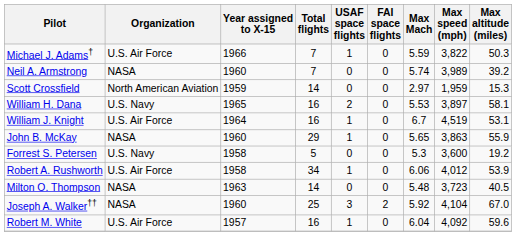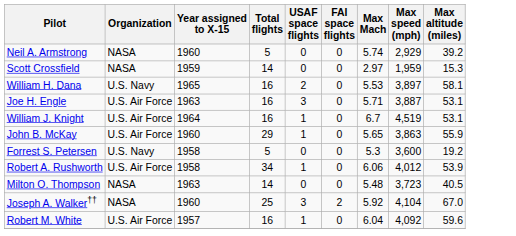- row: (50, 54)
(313, 71) 7 -> (267, 52) 5
(454, 71) 3,989 -> (408, 52) 2,929
(163, 88) North American Aviation -> (122, 69) NASA
+ row: (36, 102)
(122, 137) NASA -> (140, 135) U.S. Air Force
